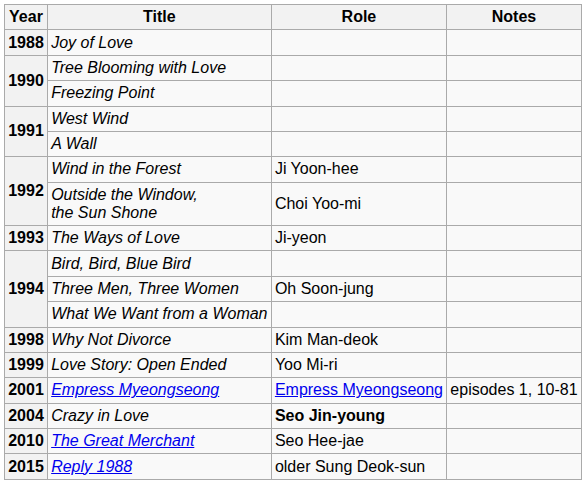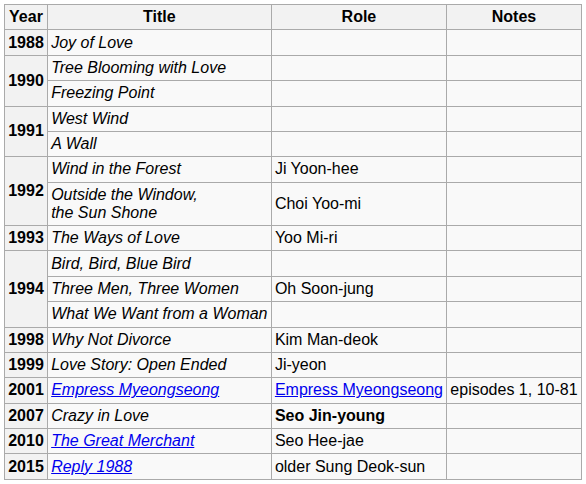(301, 238) Ji-yeon -> (306, 238) Yoo Mi-ri
(306, 365) Yoo Mi-ri -> (301, 365) Ji-yeon
(26, 415) 2004 -> (26, 415) 2007
